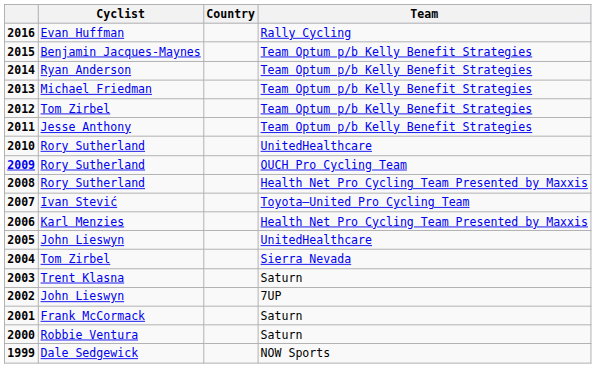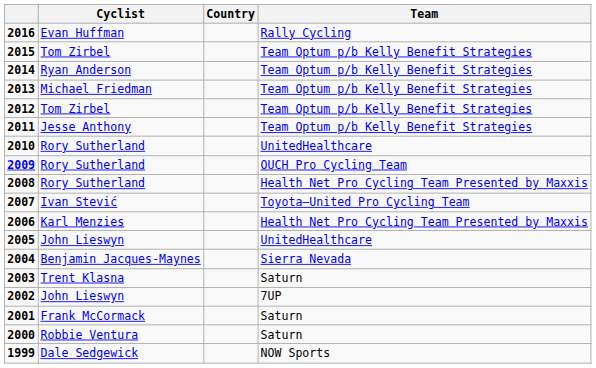(121, 52) Benjamin Jacques-Maynes -> (75, 52) Tom Zirbel
(75, 259) Tom Zirbel -> (121, 259) Benjamin Jacques-Maynes
